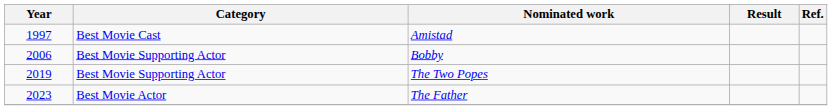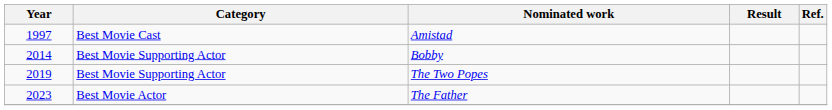(39, 54) 2006 -> (39, 54) 2014
